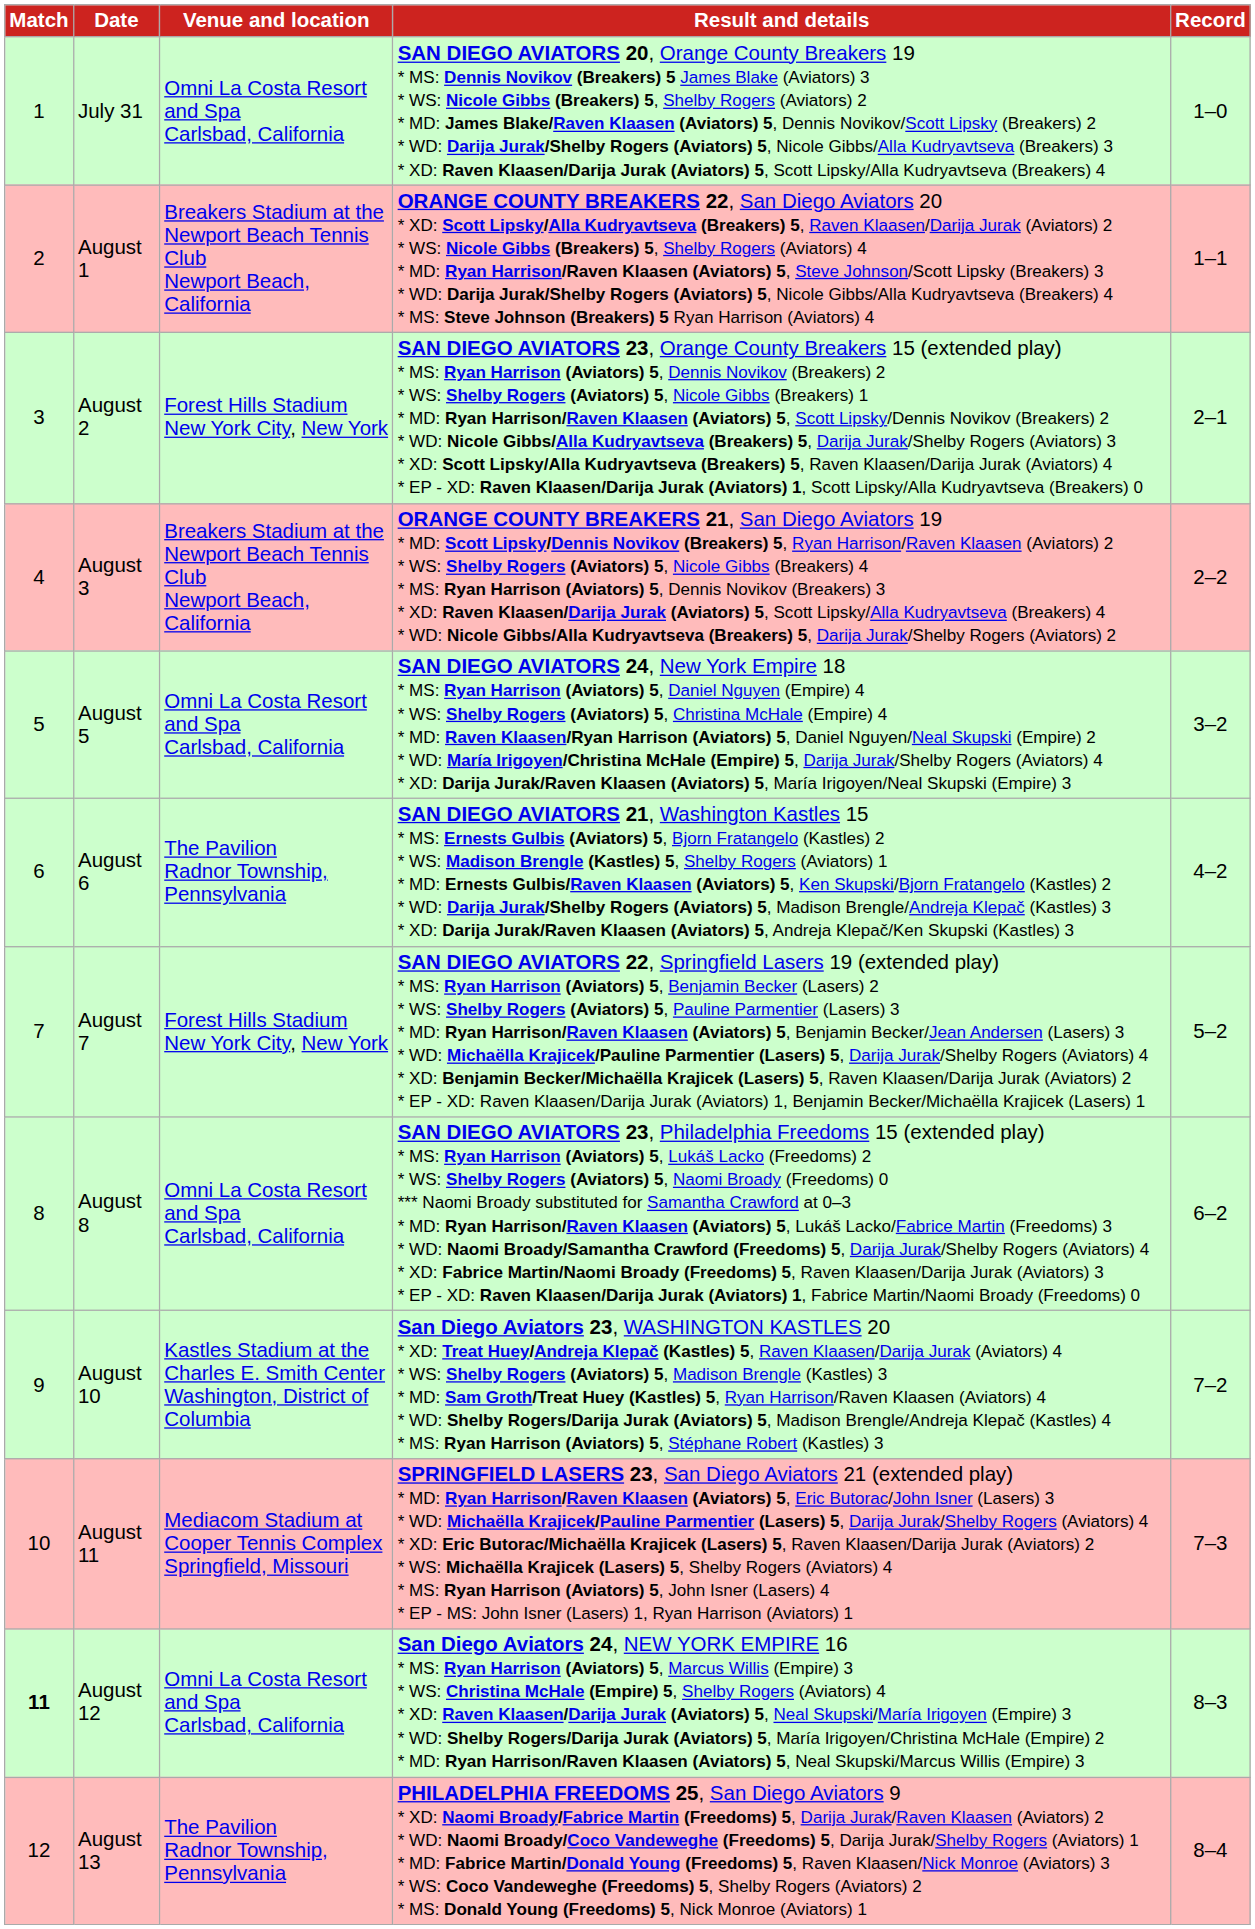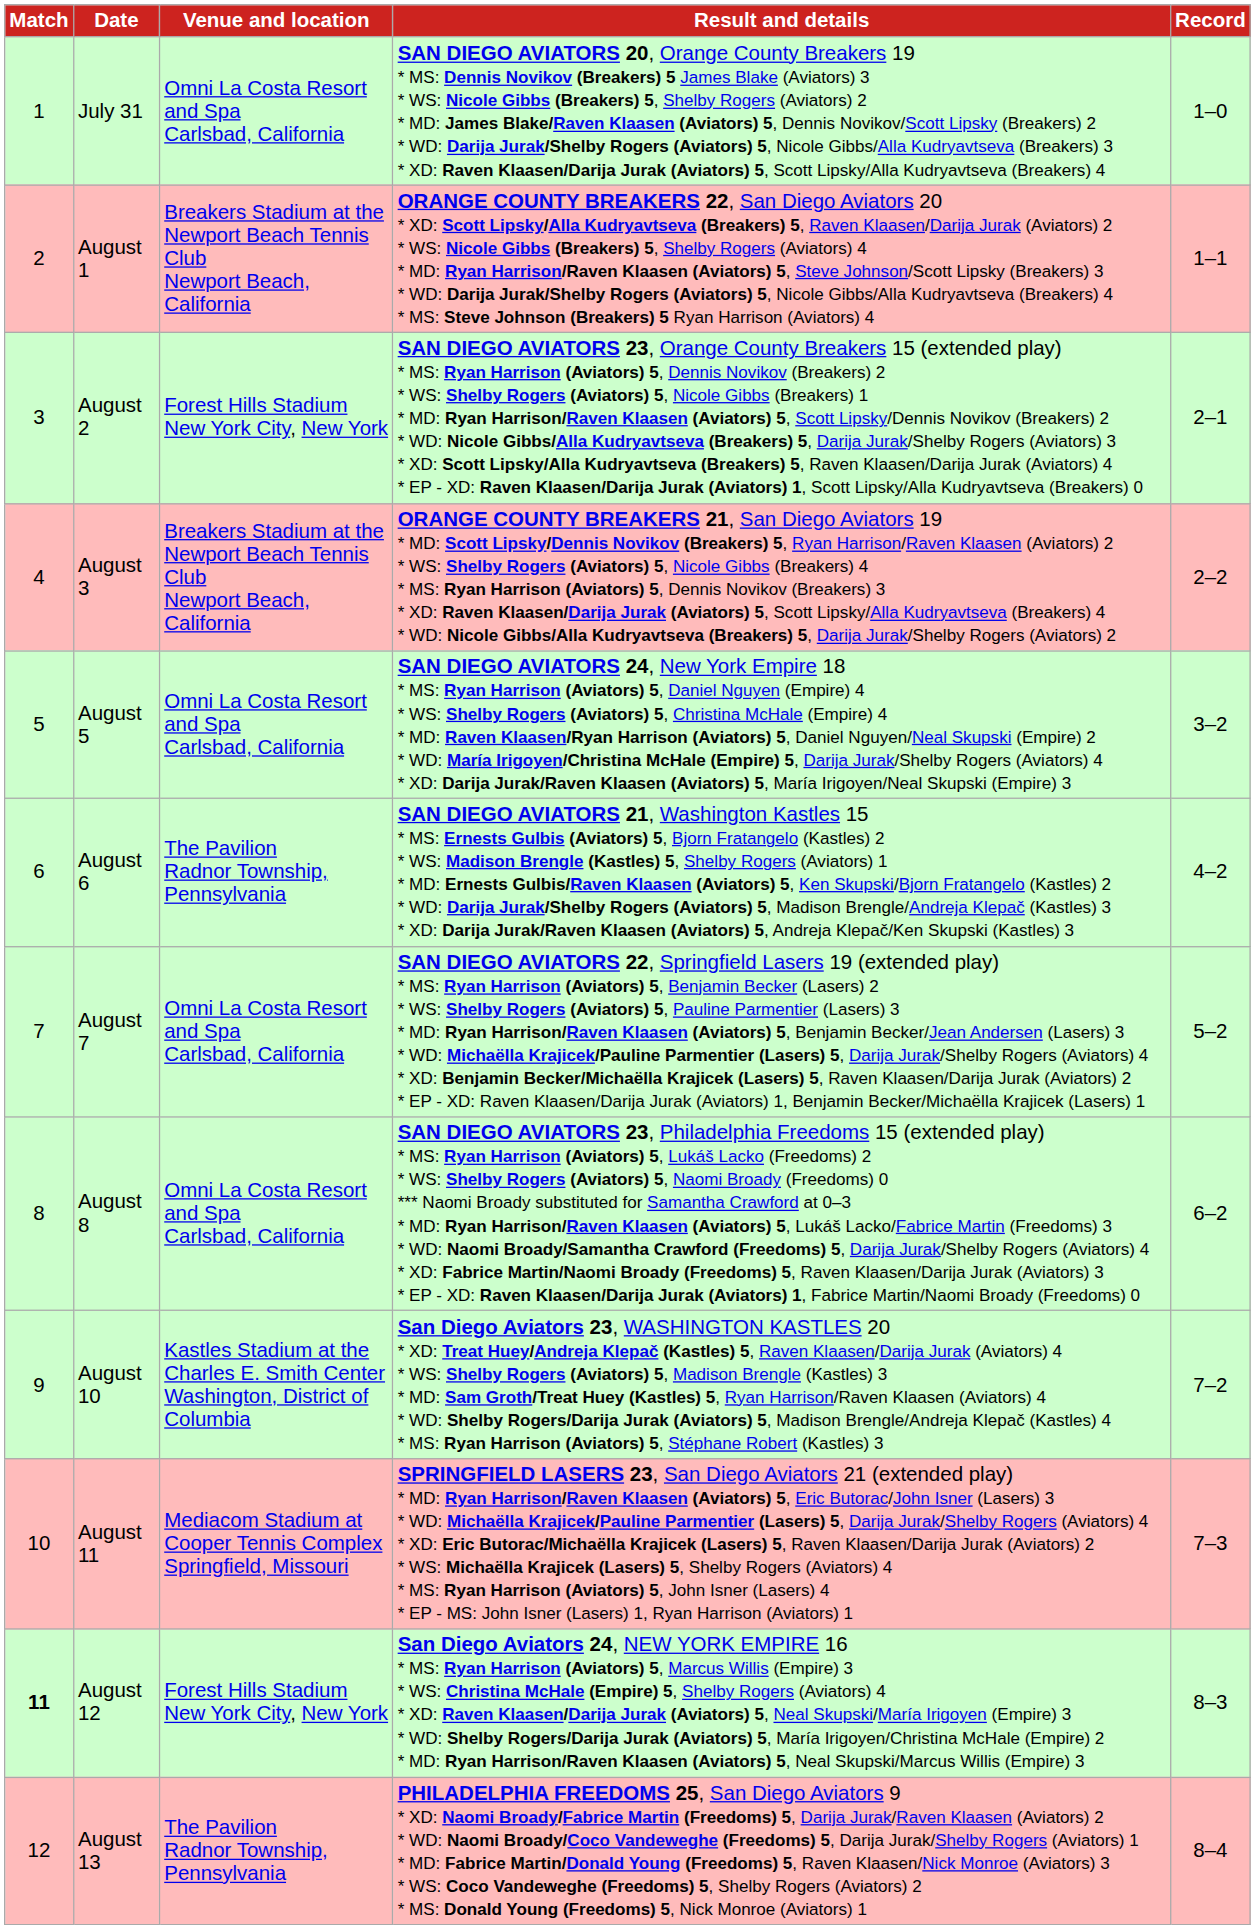(276, 1031) Forest Hills Stadium New York City, New York -> (266, 1031) Omni La Costa Resort and Spa Carlsbad, California
(266, 1702) Omni La Costa Resort and Spa Carlsbad, California -> (276, 1702) Forest Hills Stadium New York City, New York
